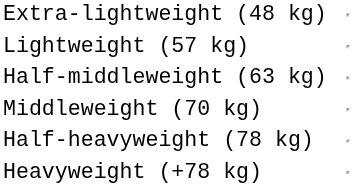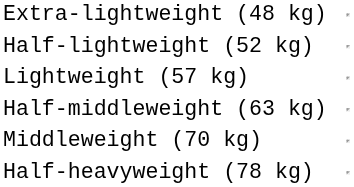+ row: (158, 46)
- row: (132, 172)
